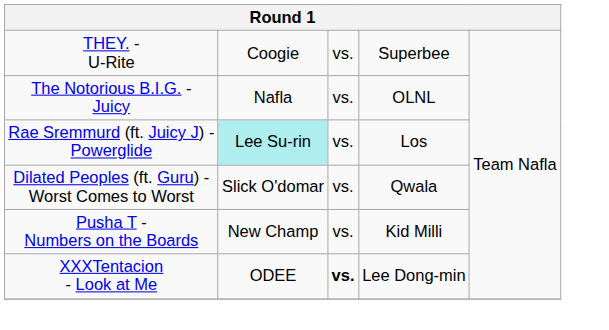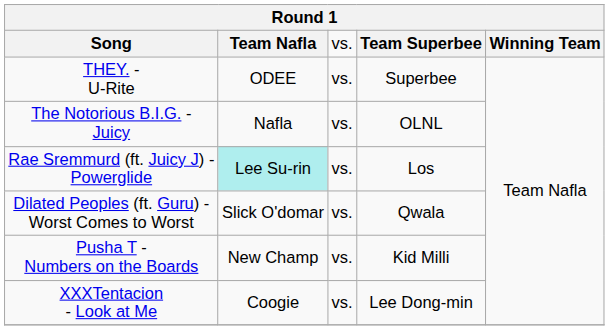+ row: (111, 43)
(273, 52) Coogie -> (273, 79) ODEE
(273, 276) ODEE -> (273, 302) Coogie
(343, 276) bold -> (342, 302) normal
